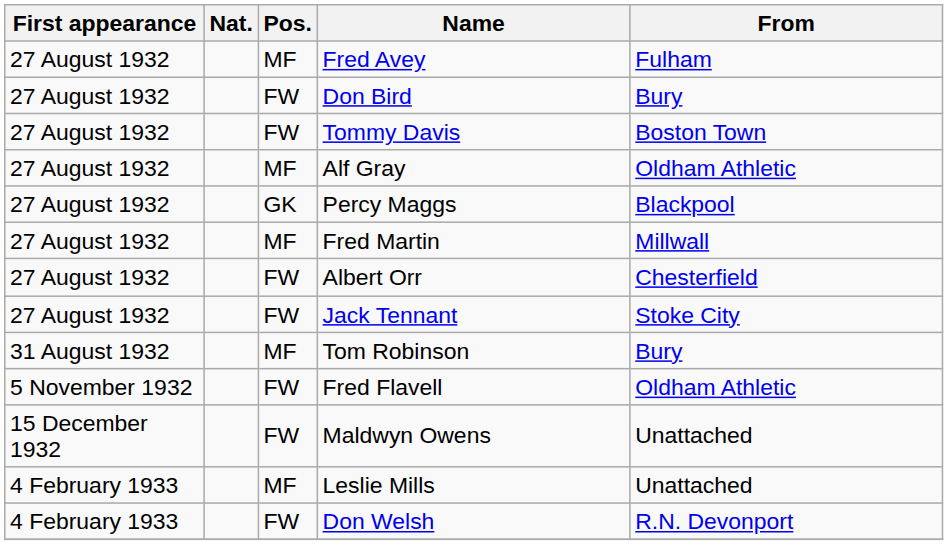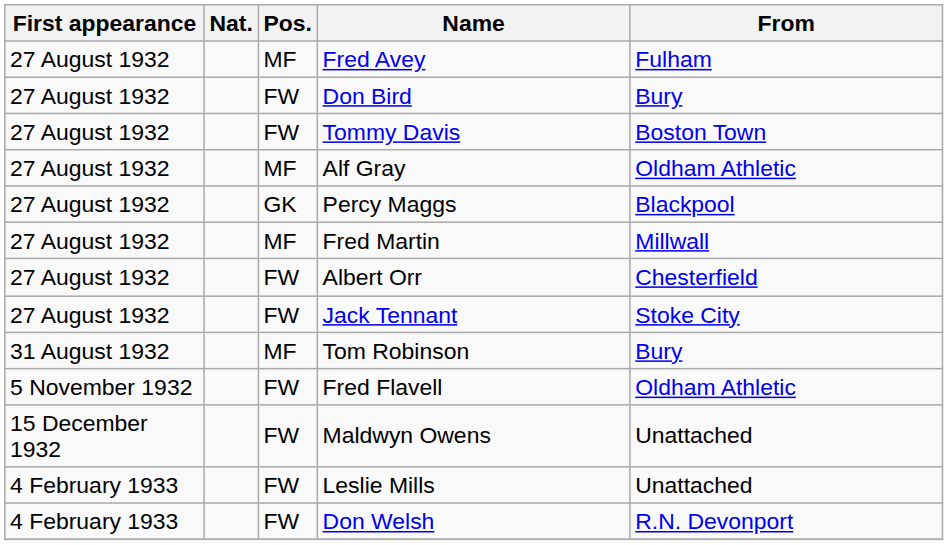(280, 485) MF -> (281, 485) FW
